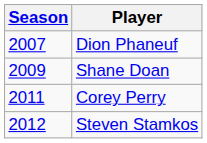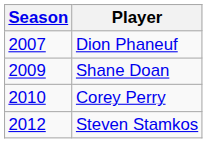(26, 97) 2011 -> (27, 97) 2010
